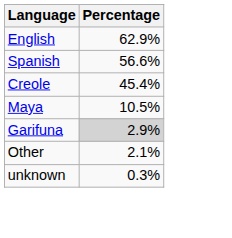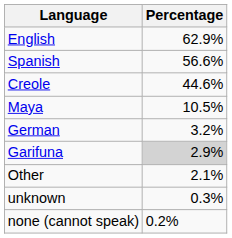(140, 84) 45.4% -> (203, 84) 44.6%
+ row: (34, 130)
+ row: (73, 221)
